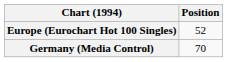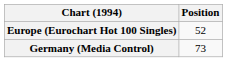(200, 48) 70 -> (200, 48) 73
